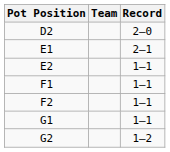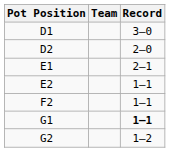+ row: (46, 31)
- row: (46, 85)
(142, 120) normal -> (142, 120) bold
